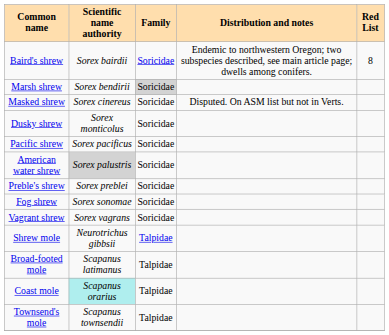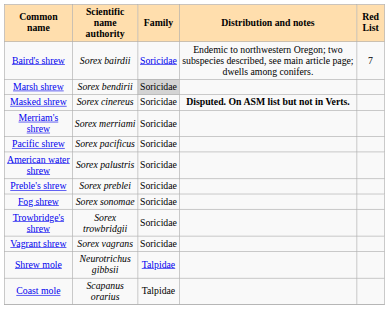(370, 60) 8 -> (371, 60) 7
(267, 102) normal -> (268, 102) bold
+ row: (38, 123)
- row: (37, 123)
(102, 165) lightgrey background -> (105, 165) no background
+ row: (38, 222)
- row: (37, 264)
(102, 291) paleturquoise background -> (105, 291) no background
- row: (37, 317)
